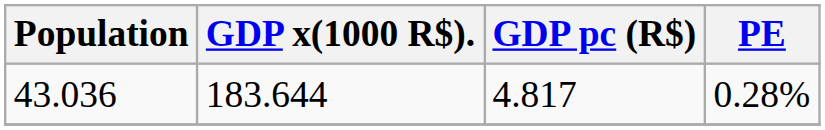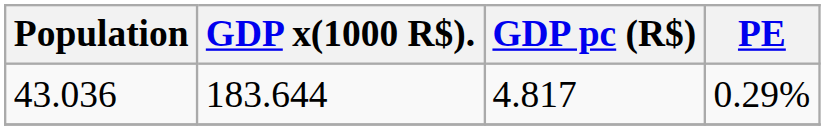(762, 93) 0.28% -> (762, 93) 0.29%
